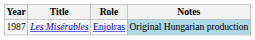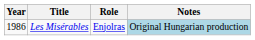(16, 27) 1987 -> (16, 27) 1986
